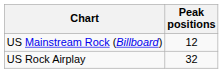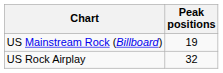(191, 42) 12 -> (191, 42) 19
